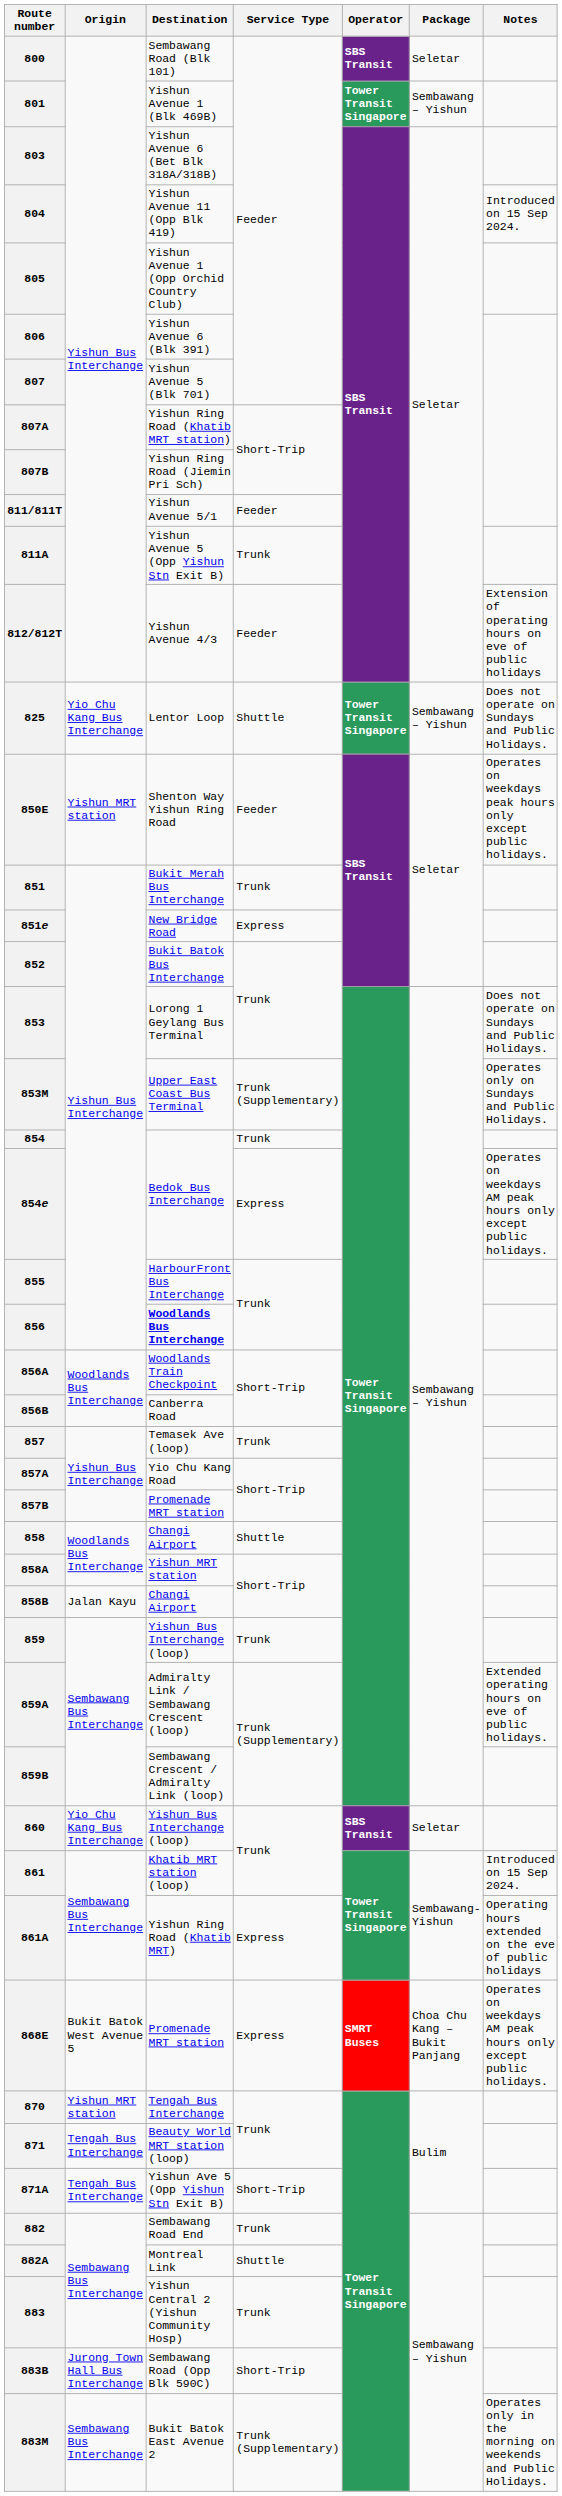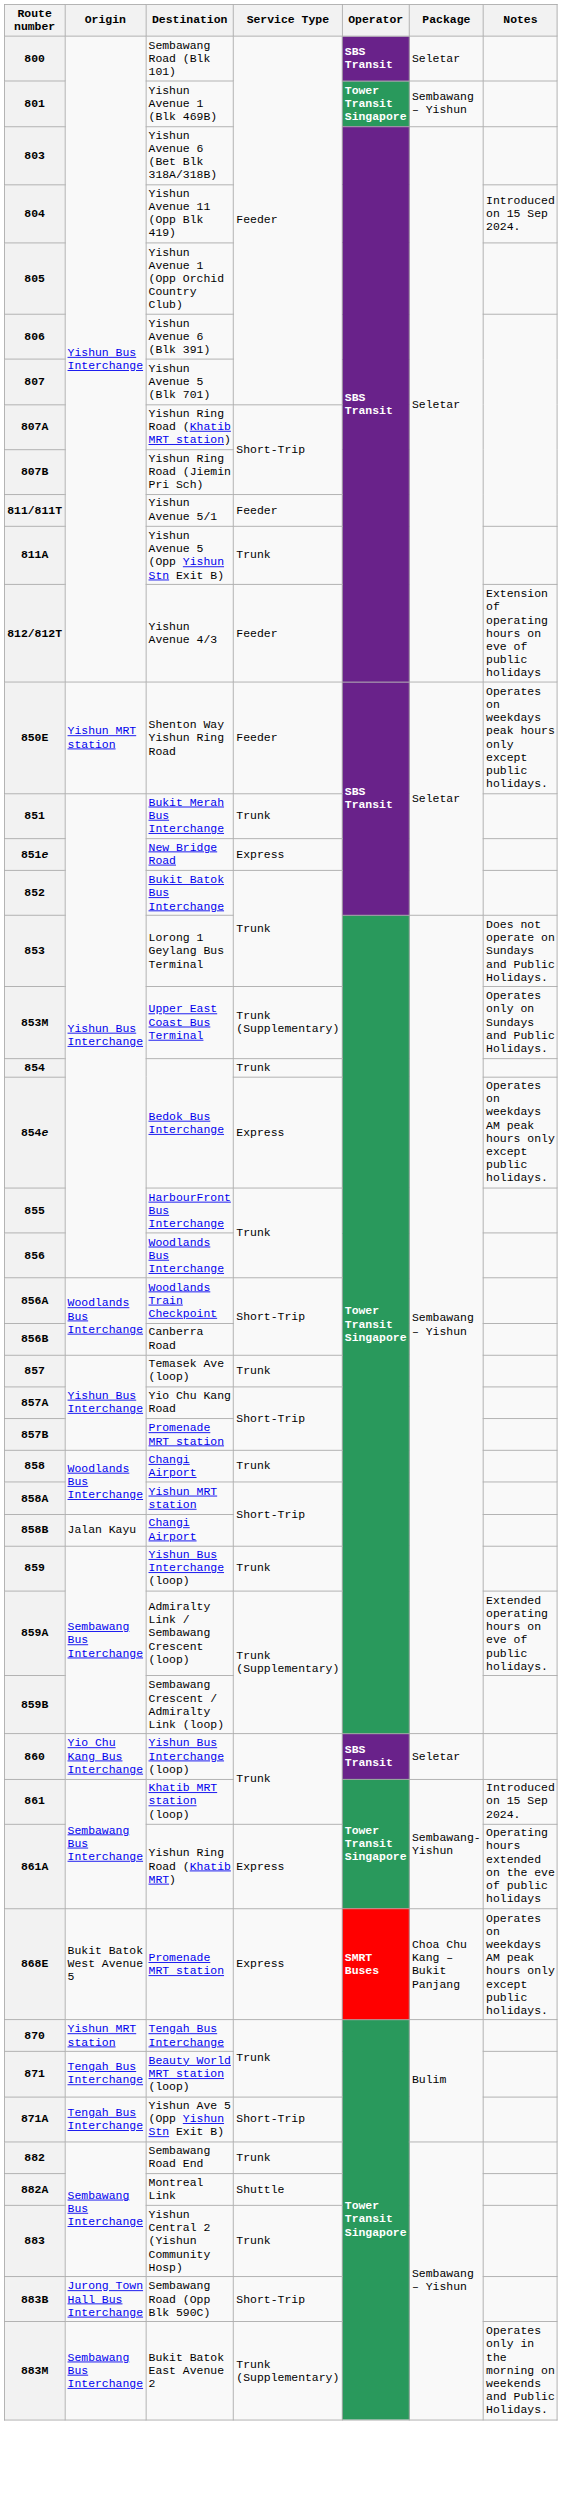- row: (35, 718)
(186, 1327) bold -> (186, 1256) normal
(260, 1538) Shuttle -> (254, 1466) Trunk
